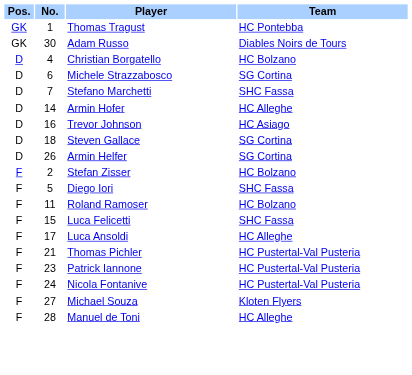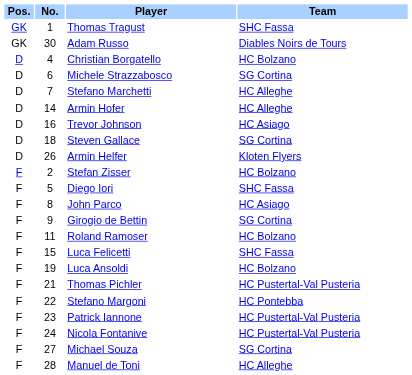(271, 27) HC Pontebba -> (266, 27) SHC Fassa
(266, 92) SHC Fassa -> (266, 92) HC Alleghe
(265, 156) SG Cortina -> (270, 156) Kloten Flyers
+ row: (94, 204)
+ row: (107, 220)
(50, 236) 17 -> (50, 269) 19
(266, 236) HC Alleghe -> (267, 269) HC Bolzano
+ row: (107, 301)
(270, 301) Kloten Flyers -> (265, 349) SG Cortina
